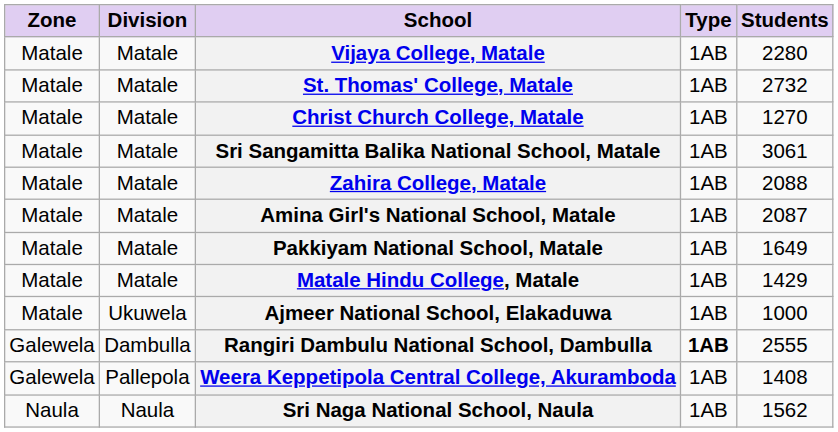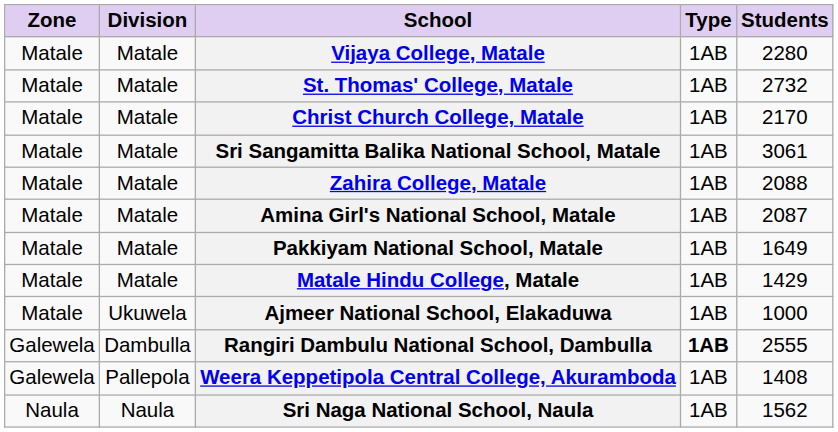(785, 118) 1270 -> (785, 118) 2170
